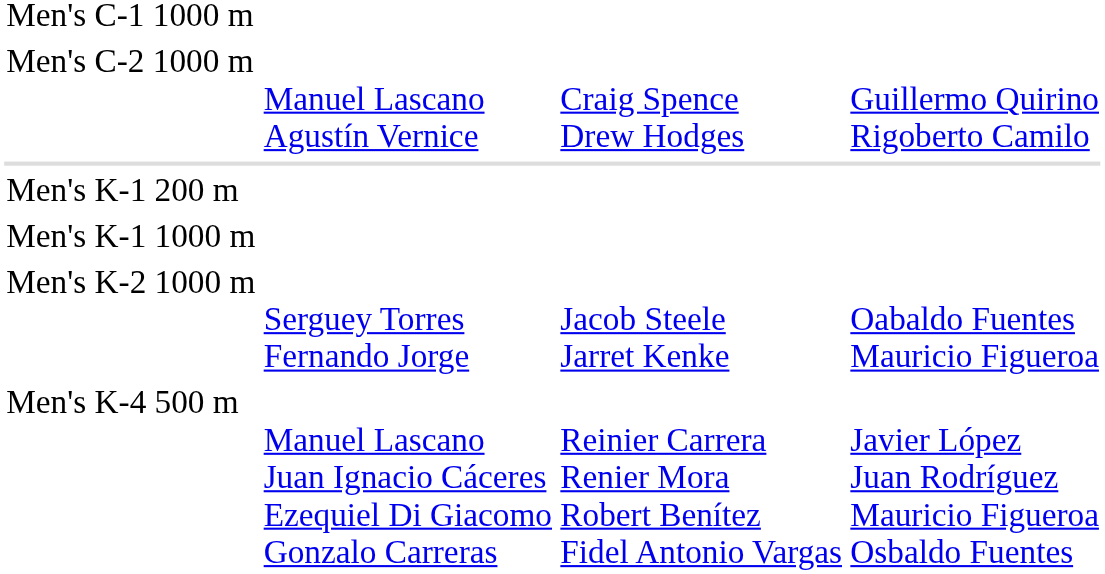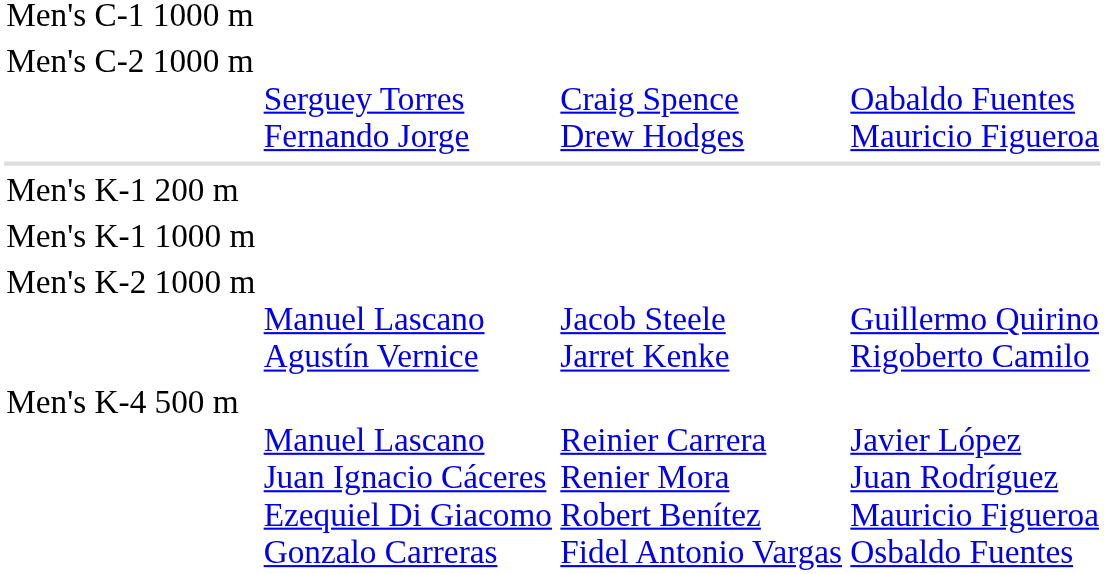(374, 117) Manuel Lascano Agustín Vernice -> (366, 117) Serguey Torres Fernando Jorge
(975, 117) Guillermo Quirino Rigoberto Camilo -> (975, 117) Oabaldo Fuentes Mauricio Figueroa
(366, 337) Serguey Torres Fernando Jorge -> (374, 337) Manuel Lascano Agustín Vernice
(975, 337) Oabaldo Fuentes Mauricio Figueroa -> (975, 337) Guillermo Quirino Rigoberto Camilo
